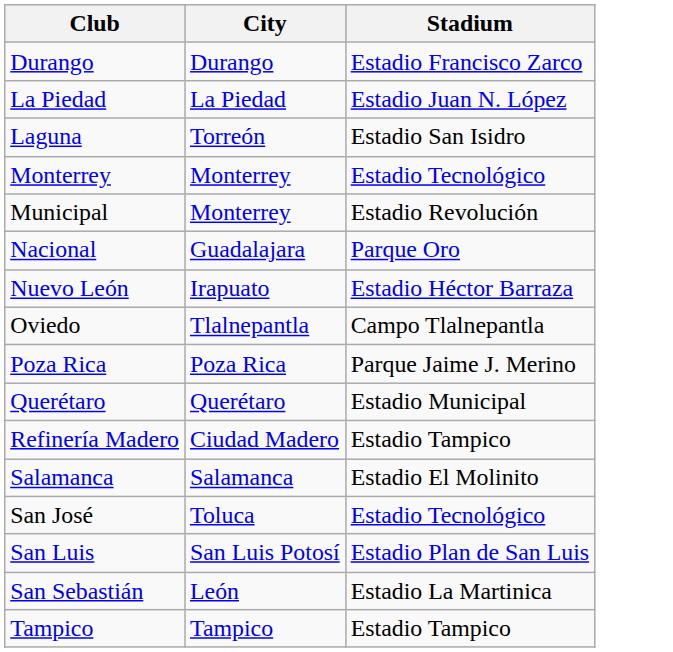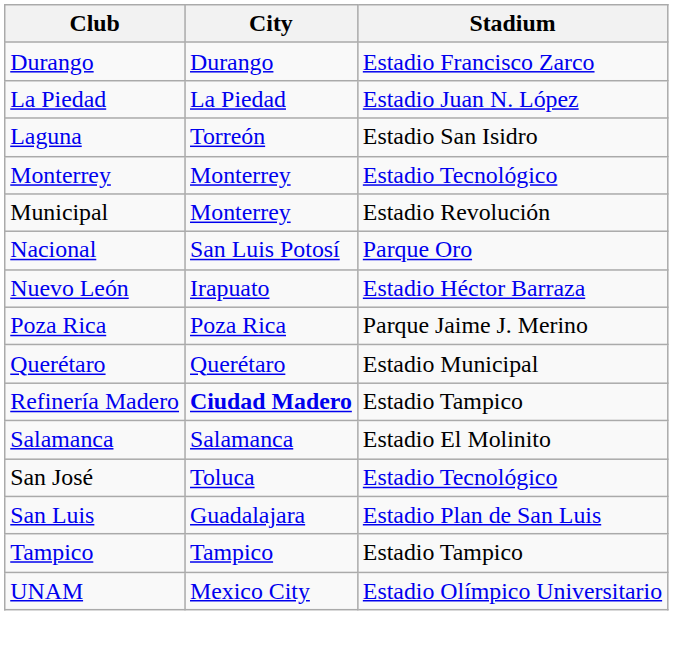(248, 250) Guadalajara -> (265, 250) San Luis Potosí
- row: (45, 325)
(265, 439) normal -> (271, 401) bold
(265, 552) San Luis Potosí -> (248, 514) Guadalajara
- row: (77, 590)
+ row: (47, 590)
